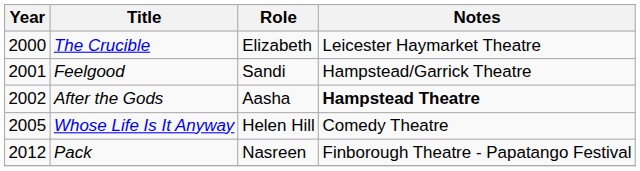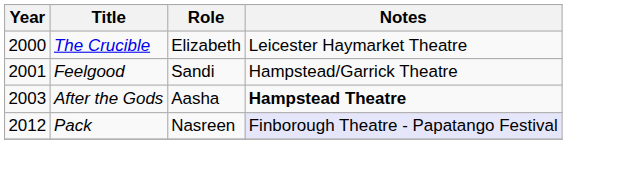(27, 98) 2002 -> (27, 98) 2003
- row: (144, 125)
(477, 152) no background -> (403, 125) lavender background
